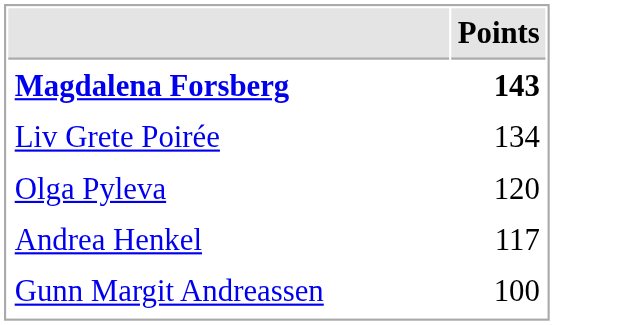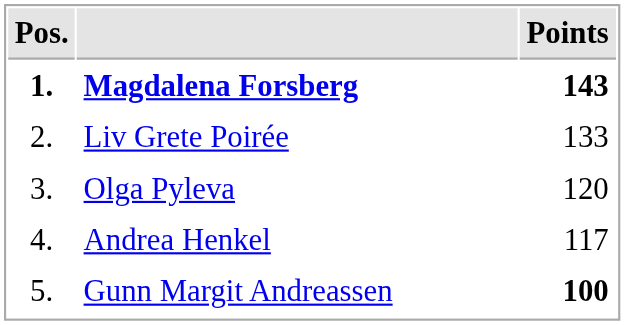+ column: (42, 32)
(517, 137) 134 -> (586, 137) 133
(517, 291) normal -> (586, 291) bold
